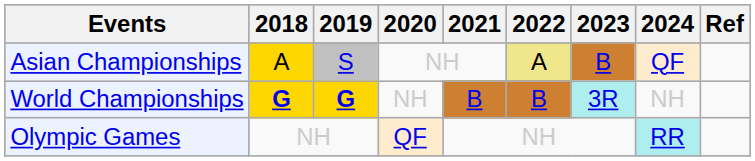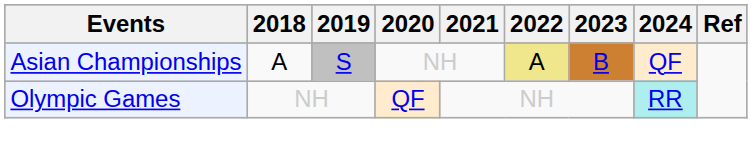(281, 62) gold background -> (279, 62) no background
- row: (127, 100)
